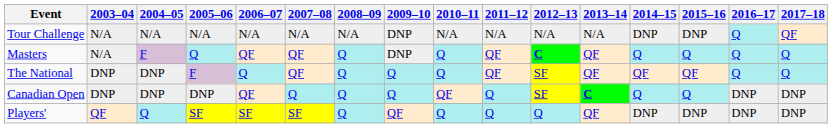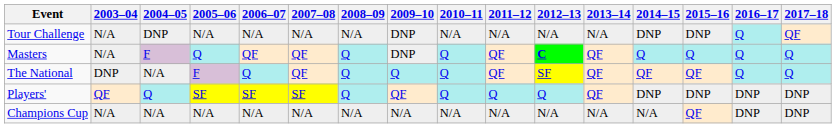(150, 34) N/A -> (156, 34) DNP
(152, 73) DNP -> (154, 73) N/A
- row: (46, 93)
+ row: (48, 113)
